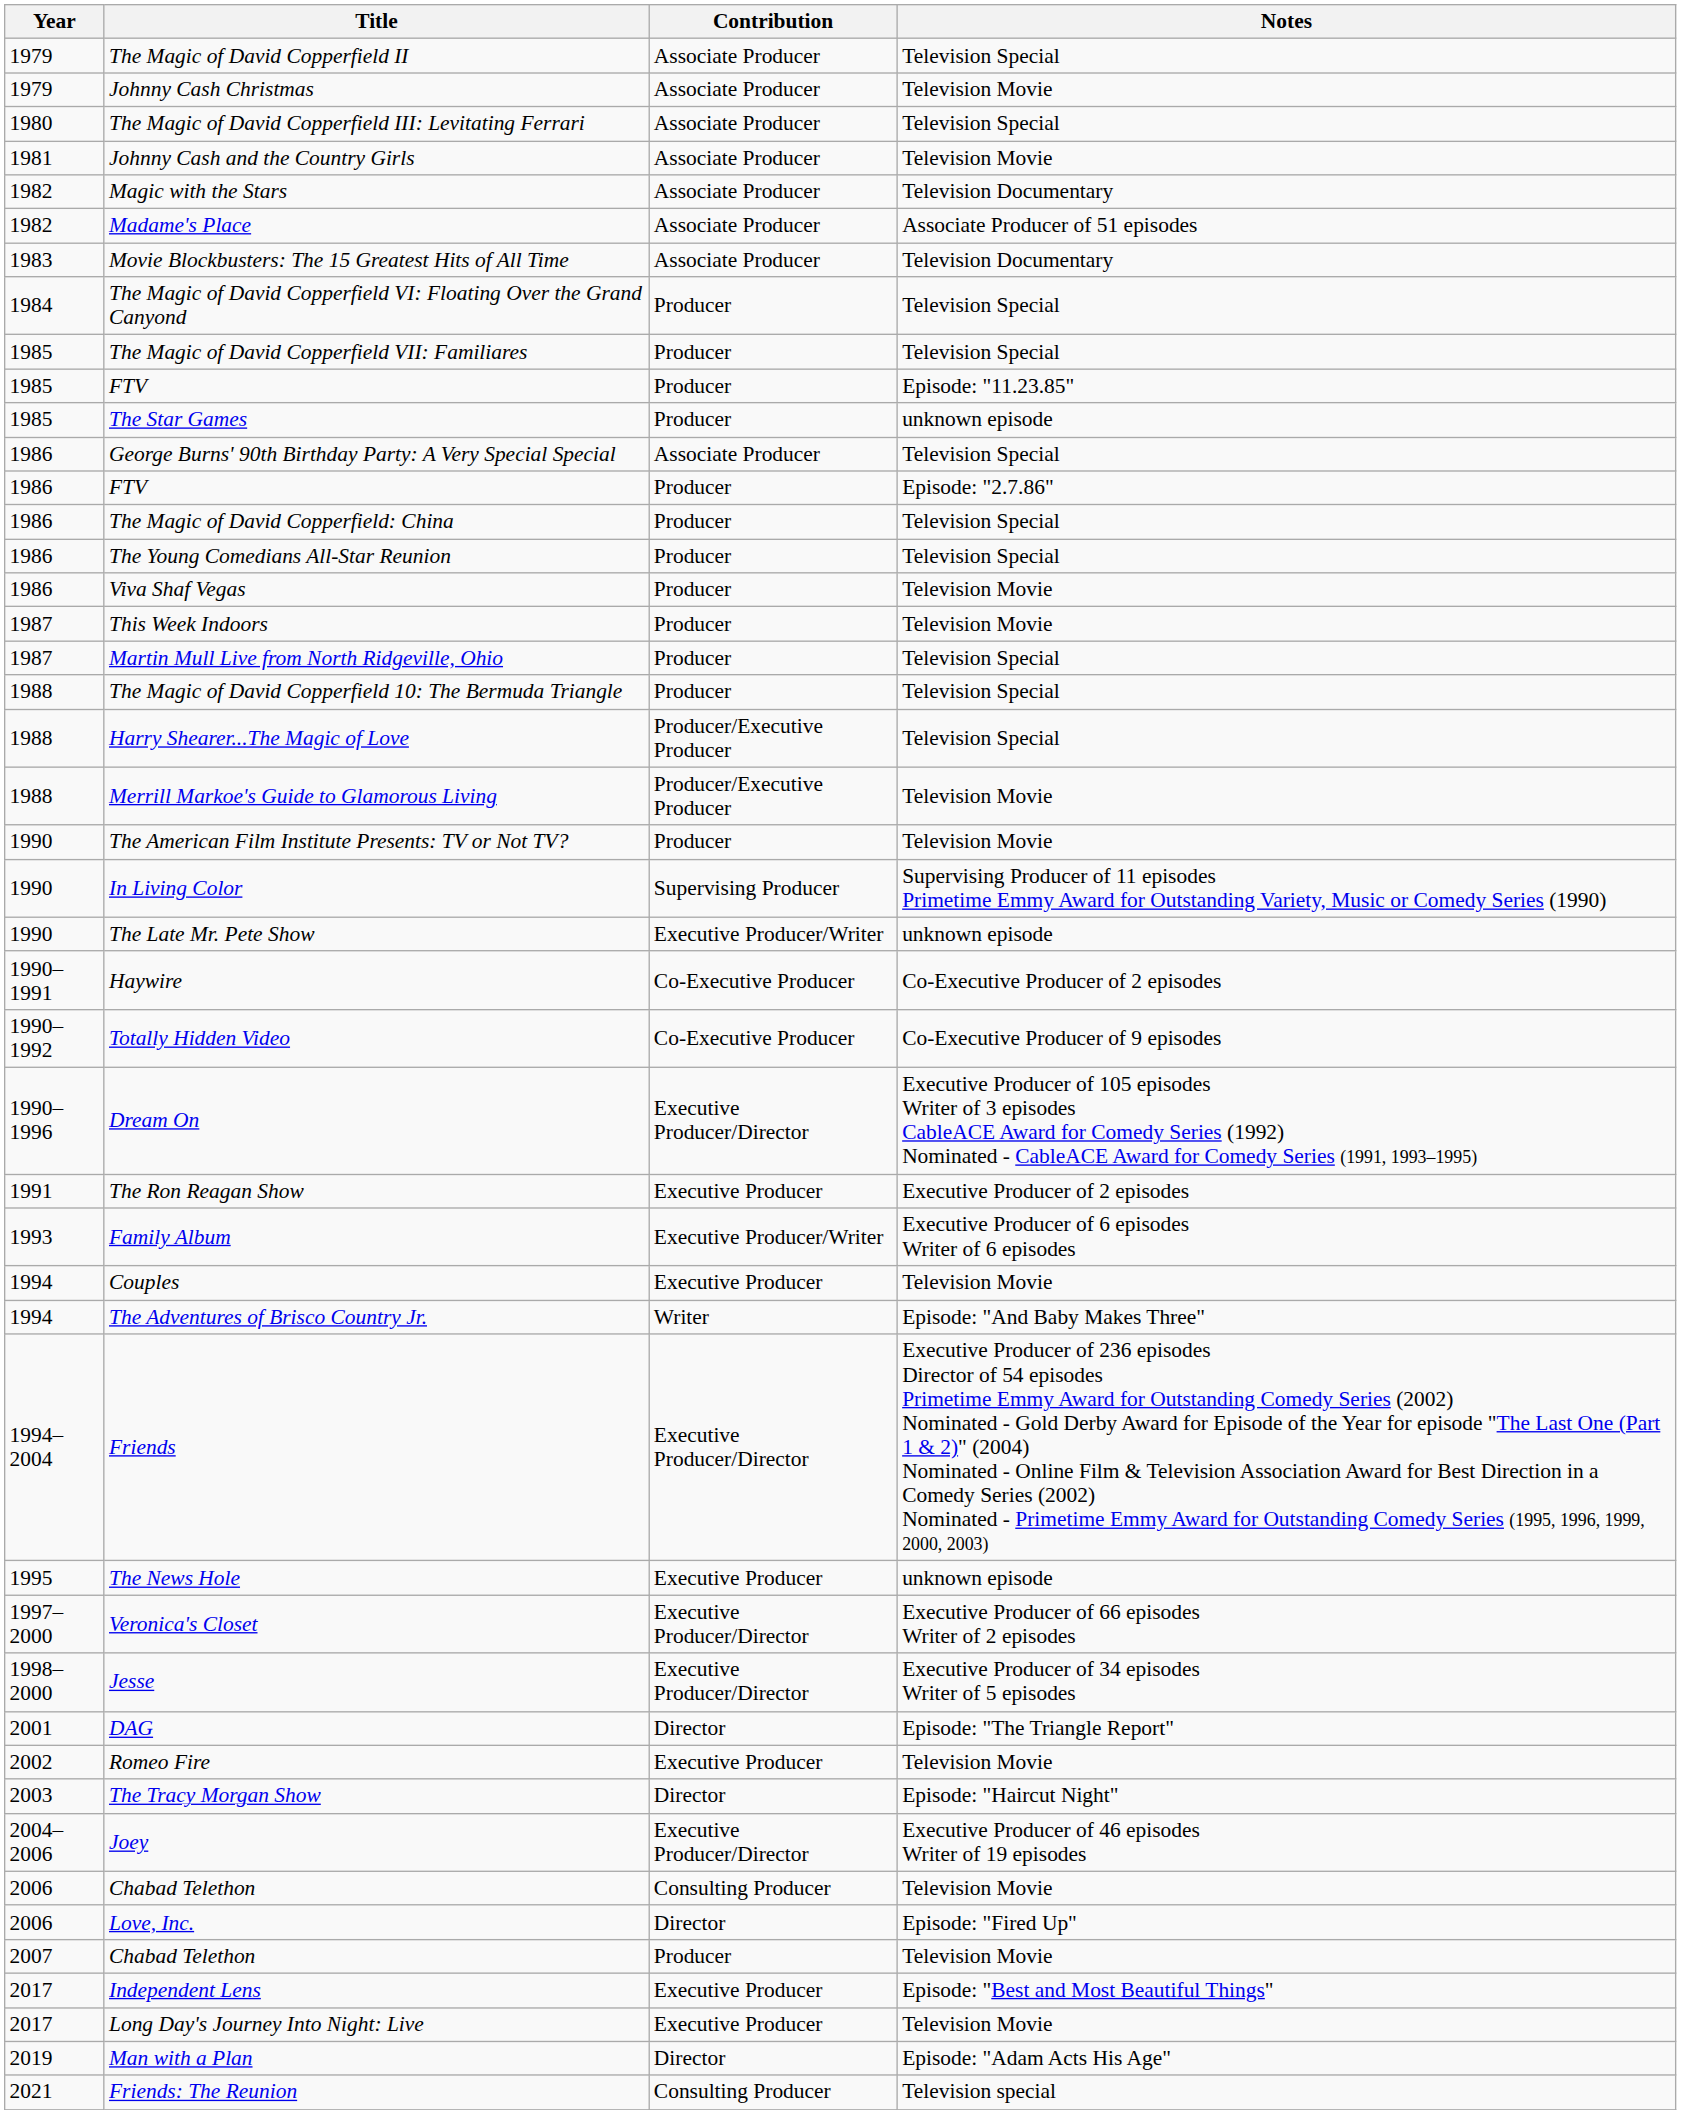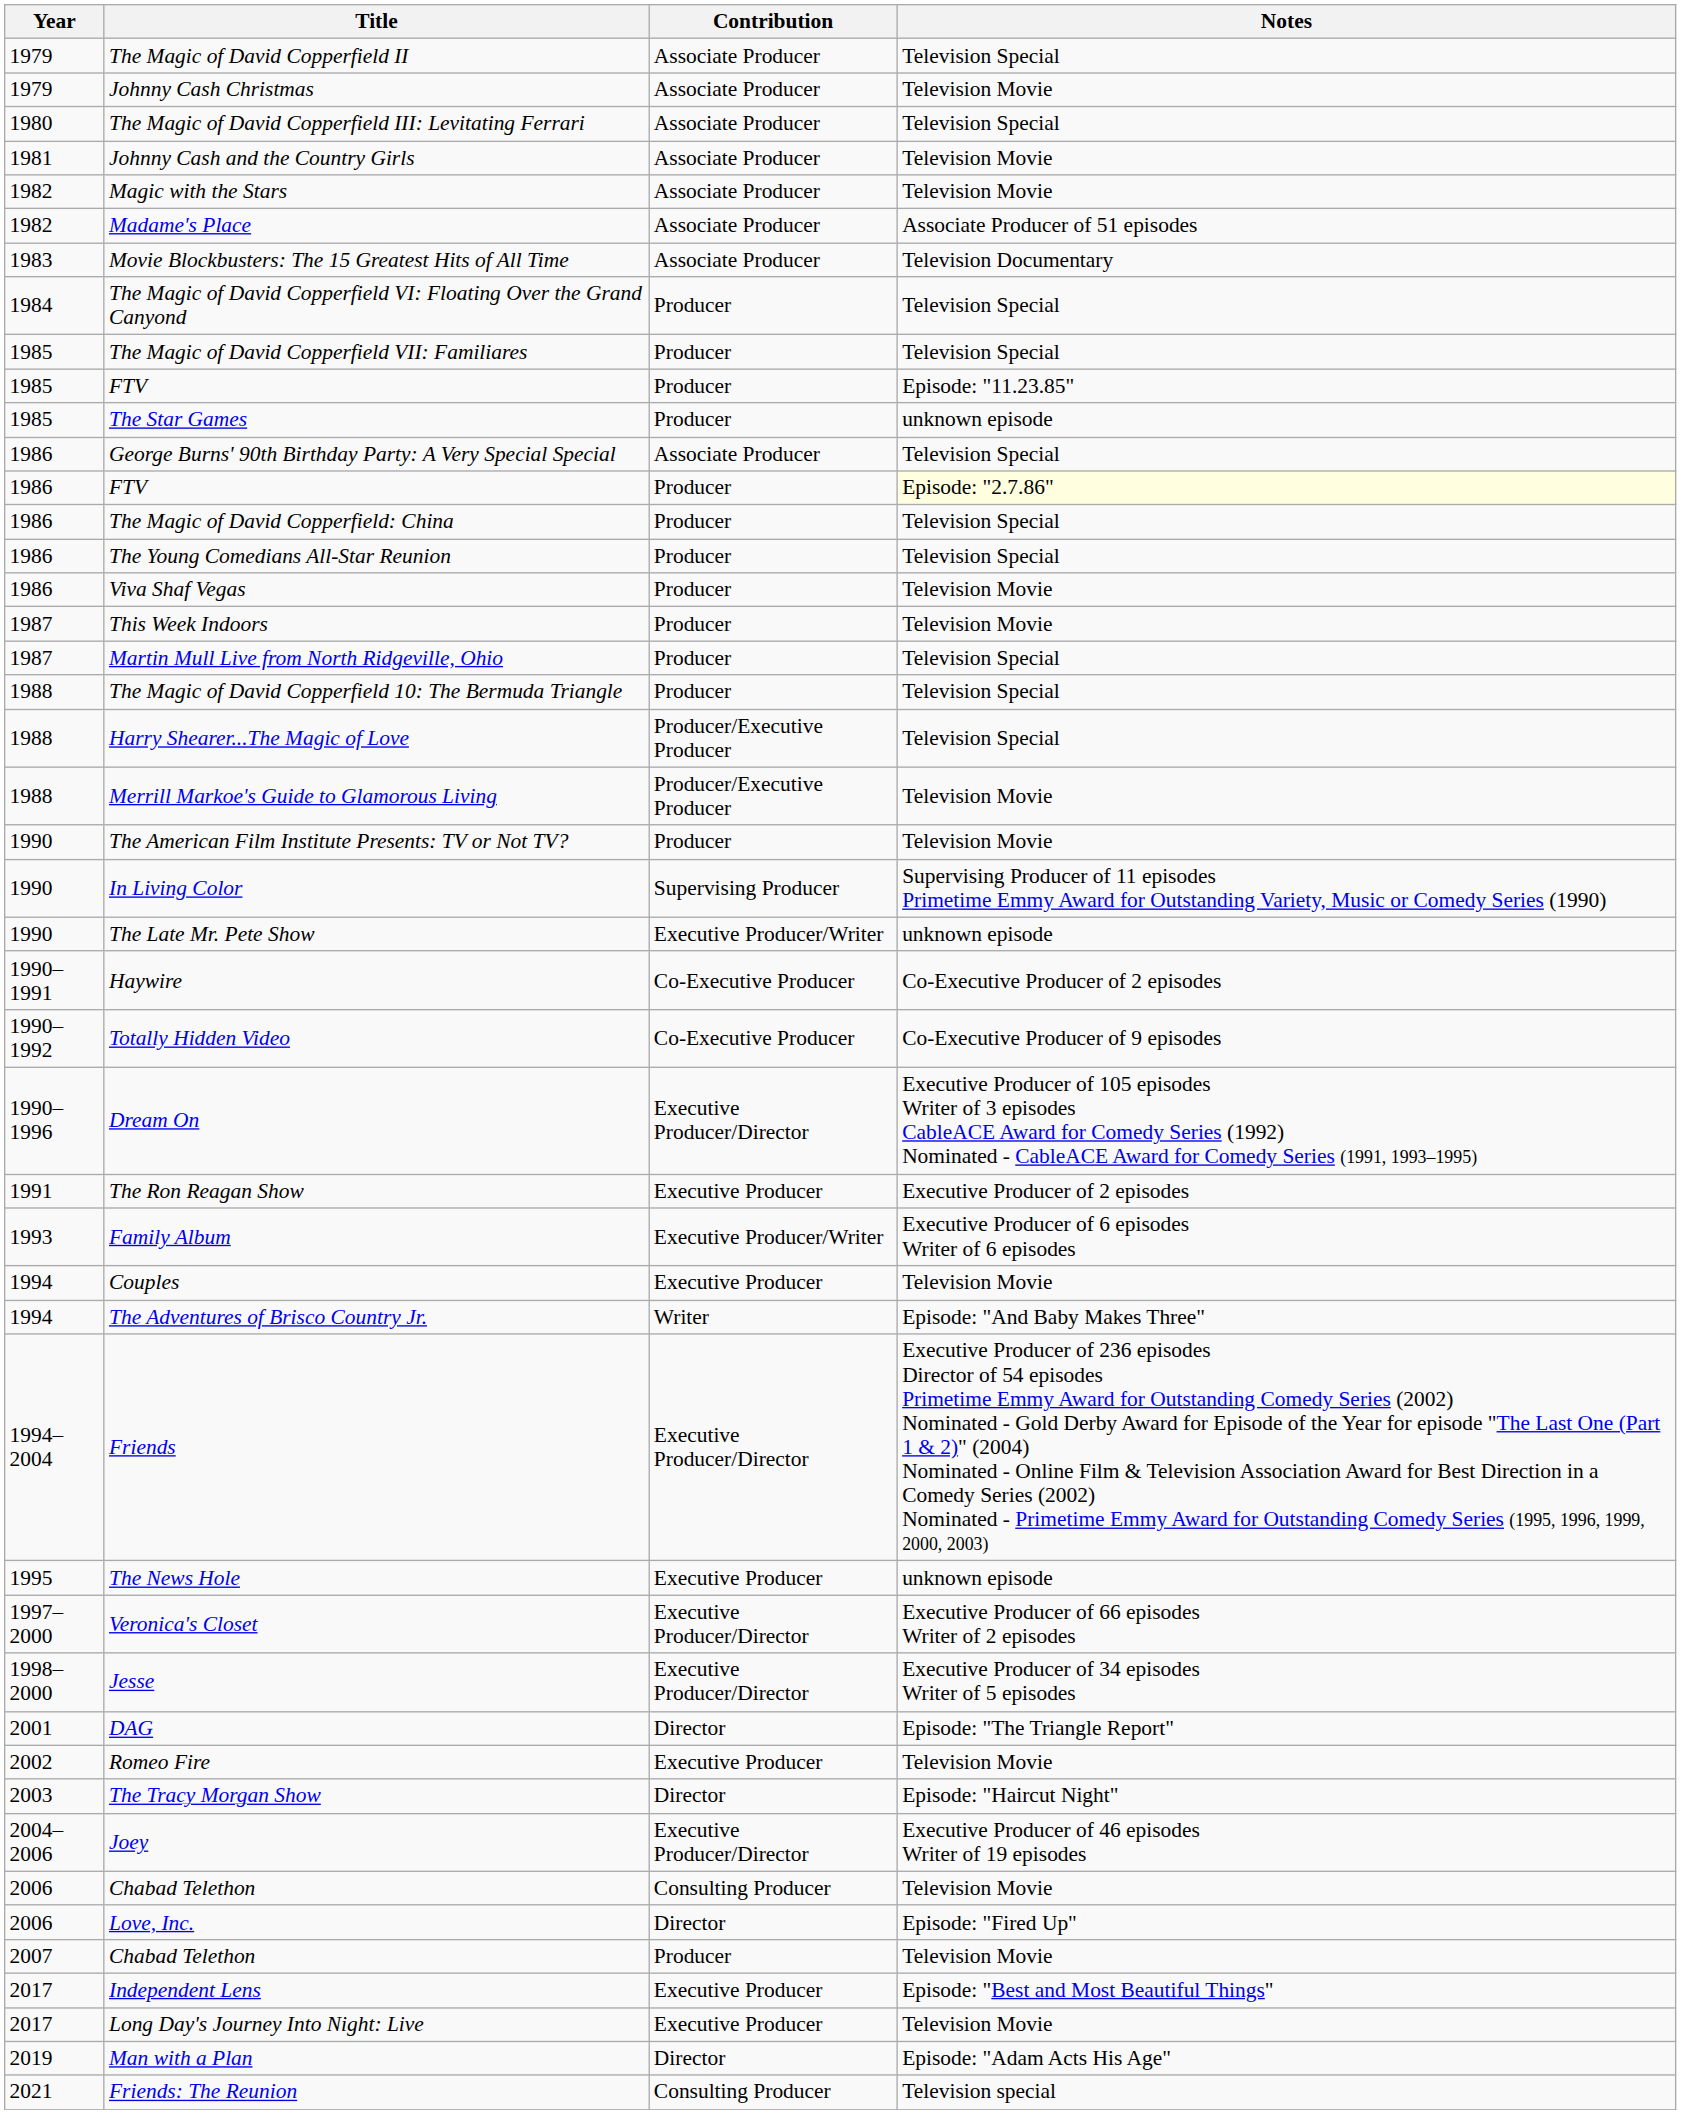(1008, 191) Television Documentary -> (977, 191) Television Movie
(978, 487) no background -> (978, 487) lightyellow background
